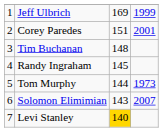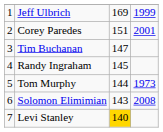(120, 48) 148 -> (120, 48) 147
(145, 100) 2007 -> (145, 100) 2008
